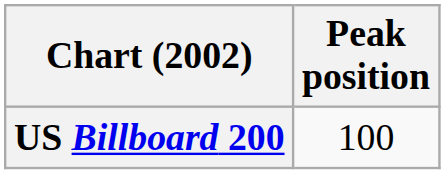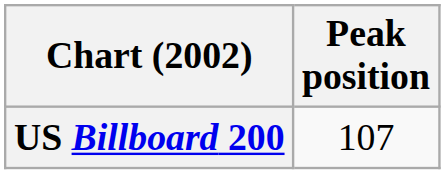(366, 136) 100 -> (366, 136) 107
